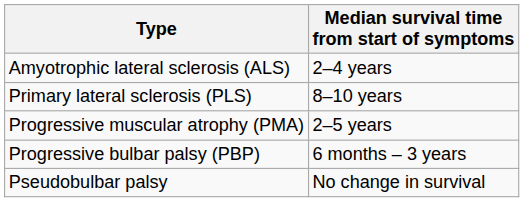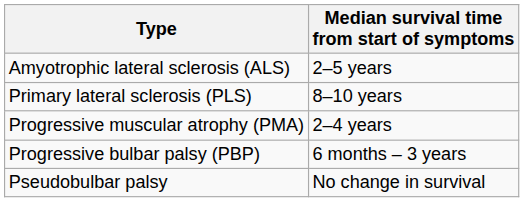(352, 67) 2–4 years -> (352, 67) 2–5 years
(352, 125) 2–5 years -> (352, 125) 2–4 years
